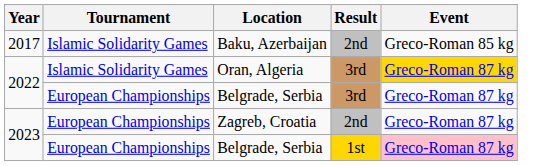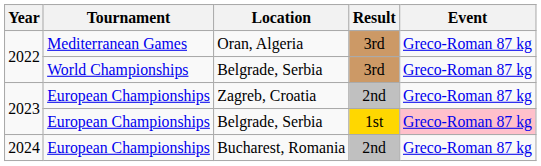- row: (24, 43)
(127, 69) Islamic Solidarity Games -> (117, 43) Mediterranean Games
(449, 69) gold background -> (467, 43) no background
(129, 95) European Championships -> (118, 69) World Championships
+ row: (24, 148)
